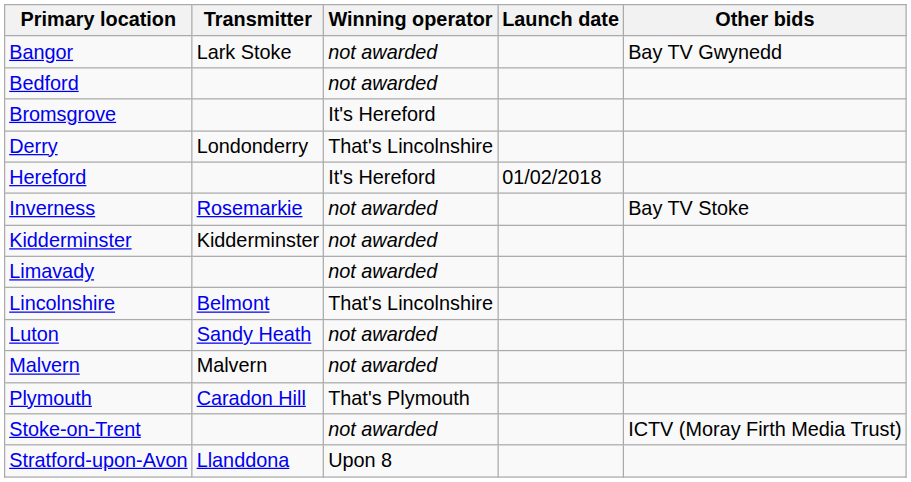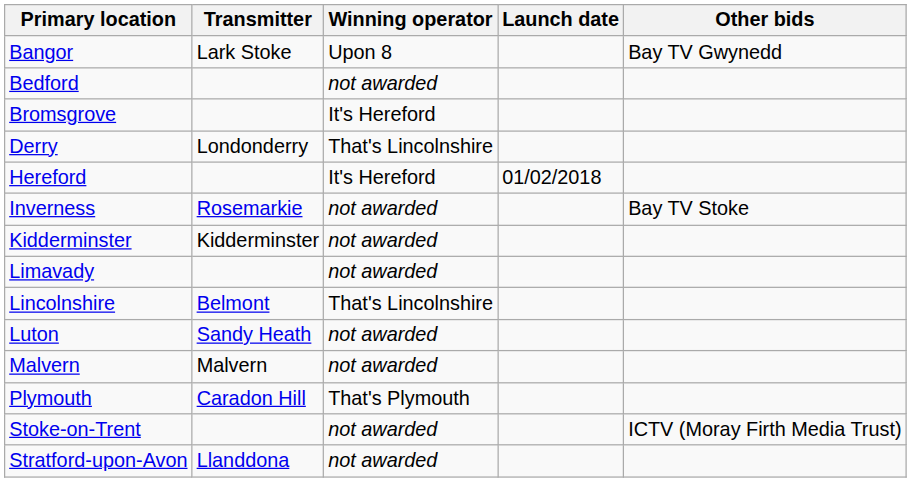(383, 51) not awarded -> (360, 51) Upon 8
(360, 460) Upon 8 -> (383, 460) not awarded
